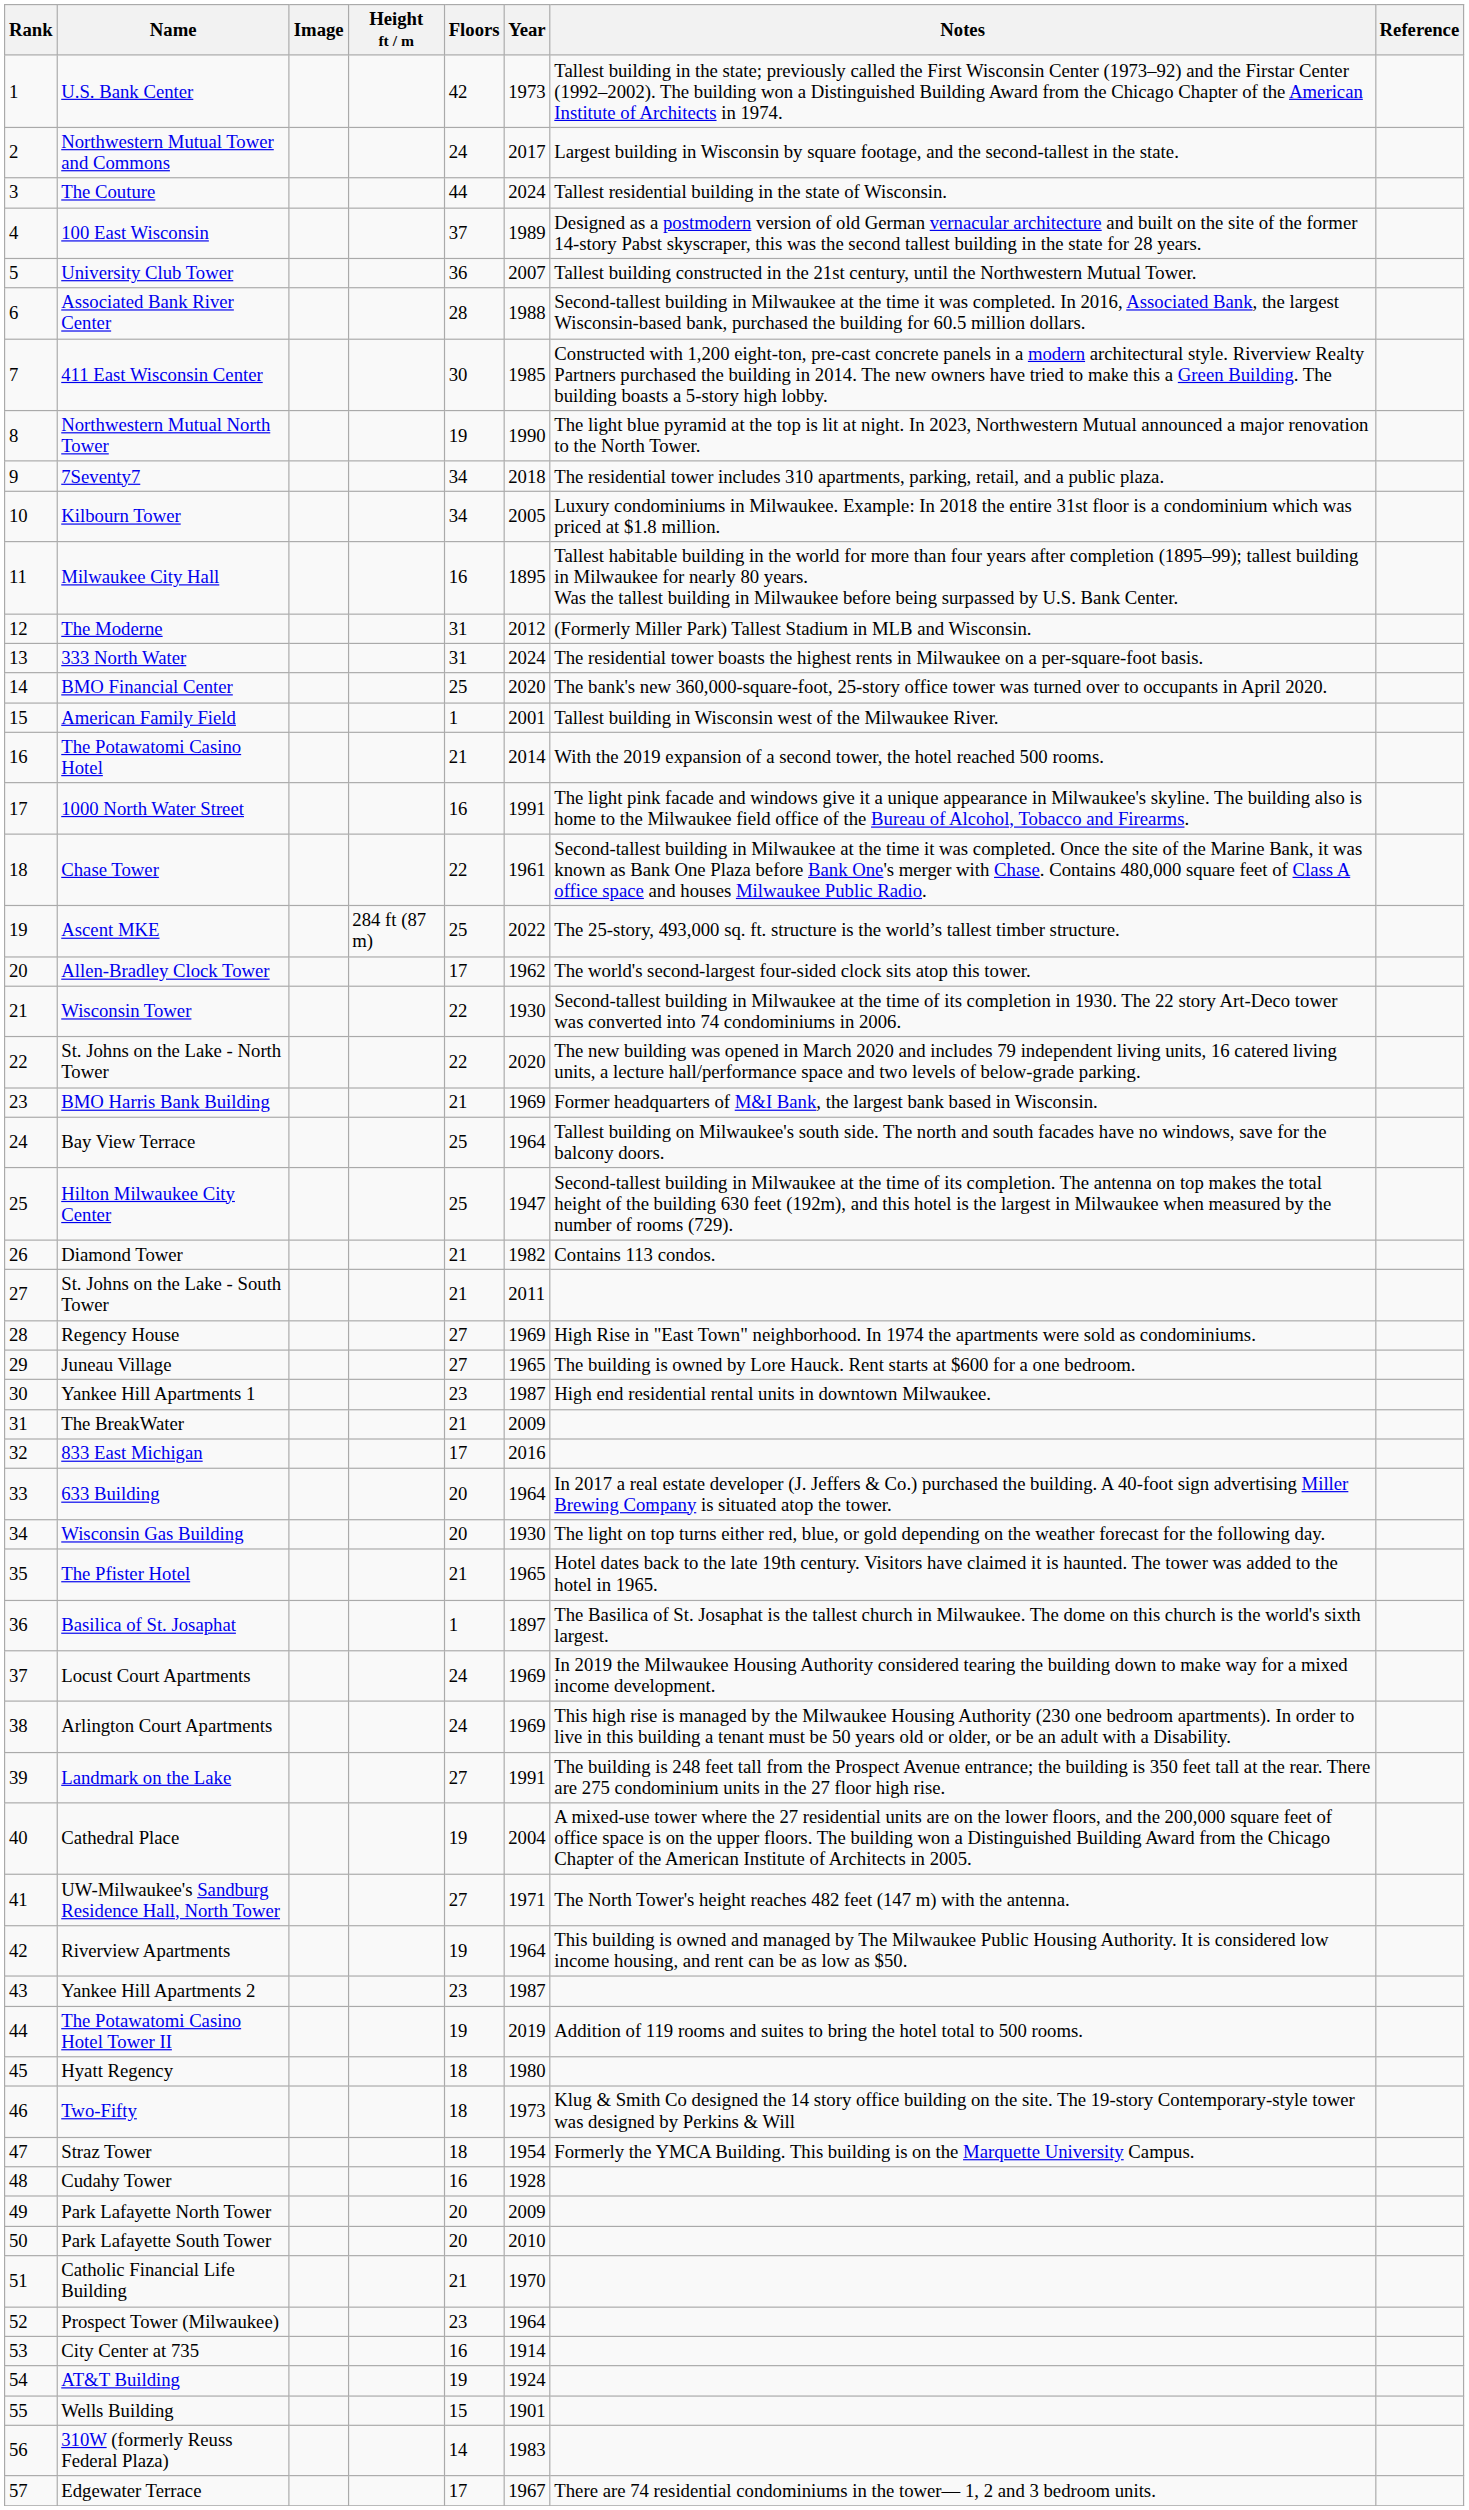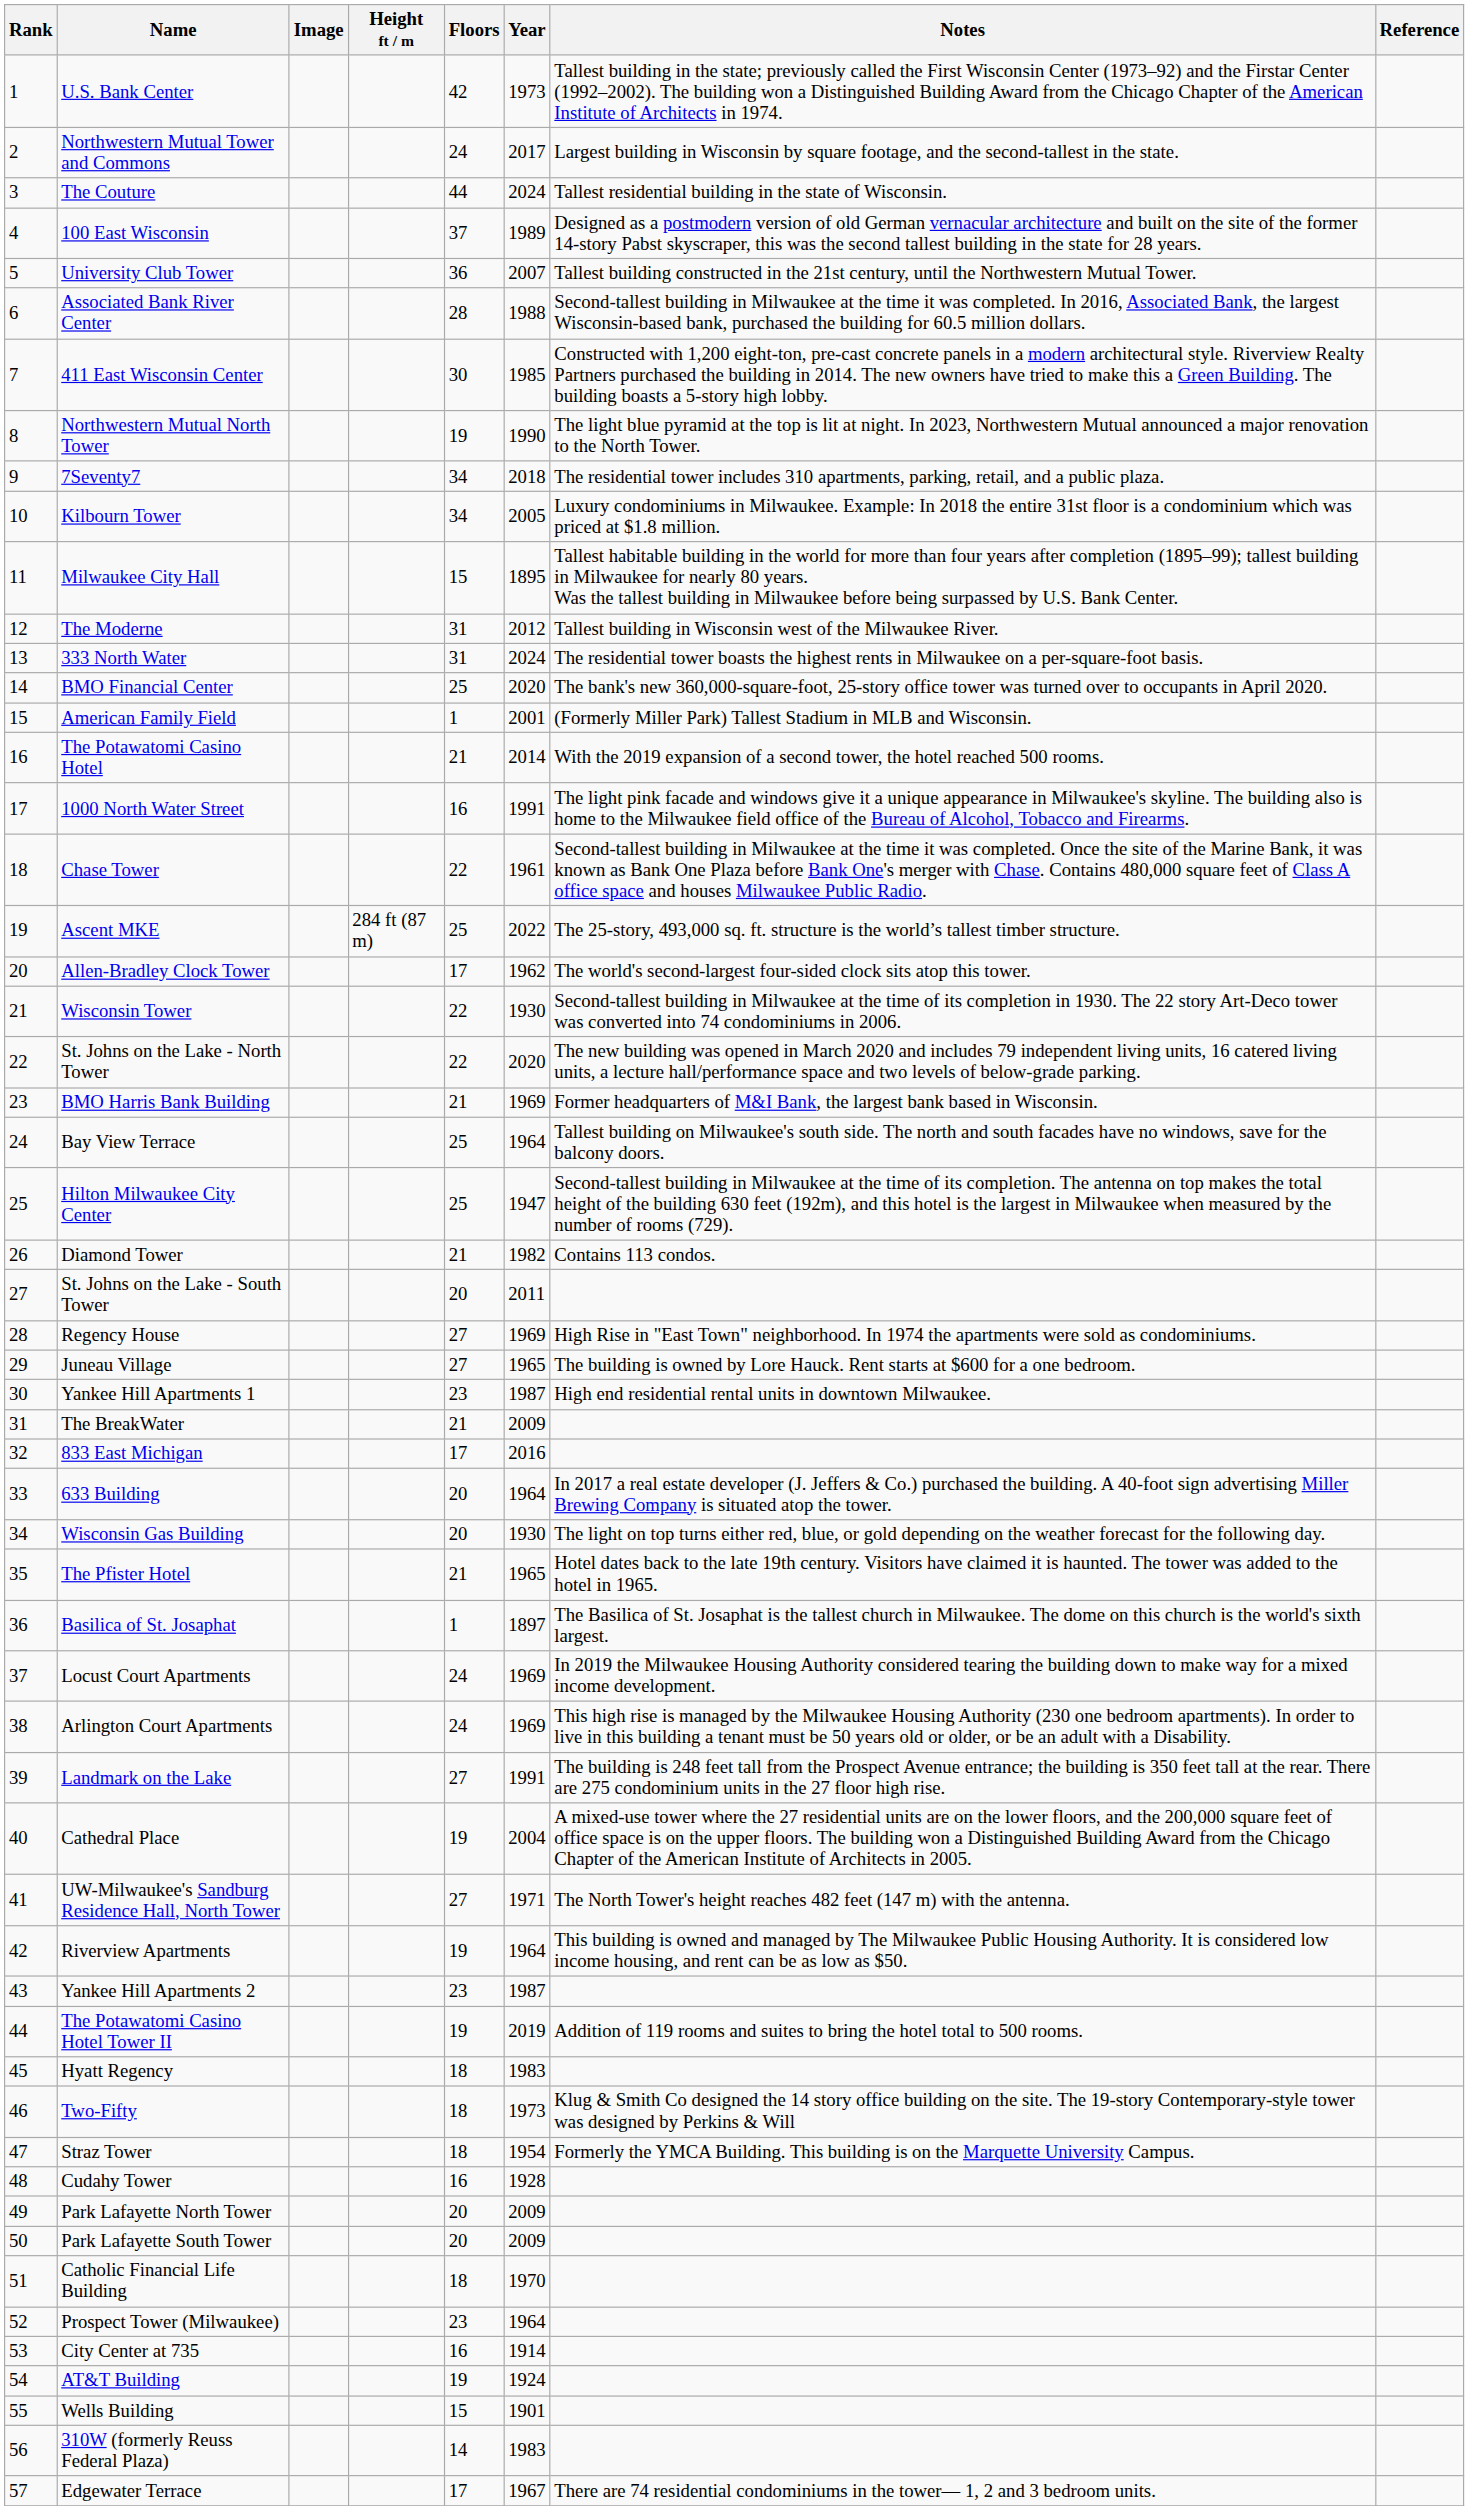(458, 577) 16 -> (458, 577) 15
(793, 628) (Formerly Miller Park) Tallest Stadium in MLB and Wisconsin. -> (776, 628) Tallest building in Wisconsin west of the Milwaukee River.
(776, 717) Tallest building in Wisconsin west of the Milwaukee River. -> (793, 717) (Formerly Miller Park) Tallest Stadium in MLB and Wisconsin.
(458, 1294) 21 -> (458, 1294) 20
(527, 2071) 1980 -> (527, 2071) 1983
(527, 2240) 2010 -> (527, 2240) 2009
(458, 2281) 21 -> (458, 2281) 18
